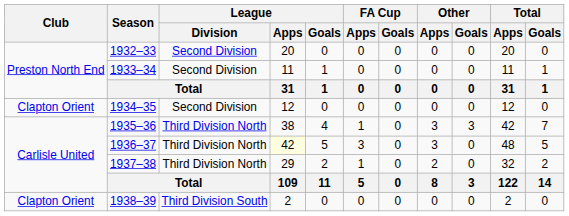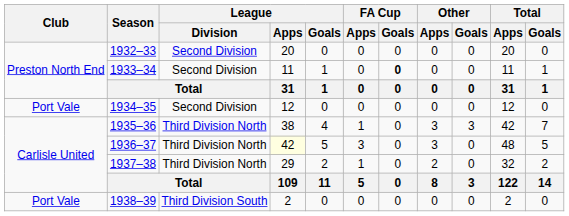(398, 70) normal -> (398, 70) bold
(56, 107) Clapton Orient -> (56, 107) Port Vale
(56, 201) Clapton Orient -> (56, 201) Port Vale
